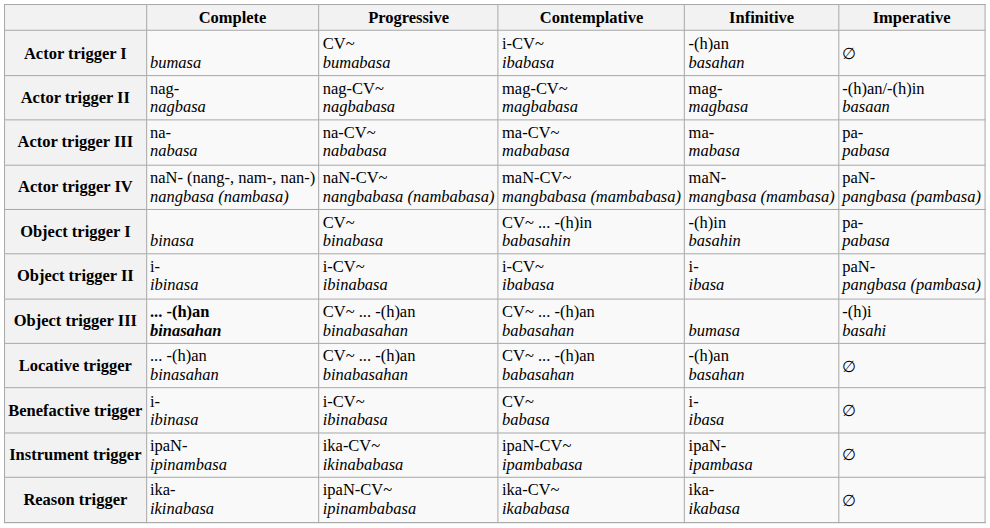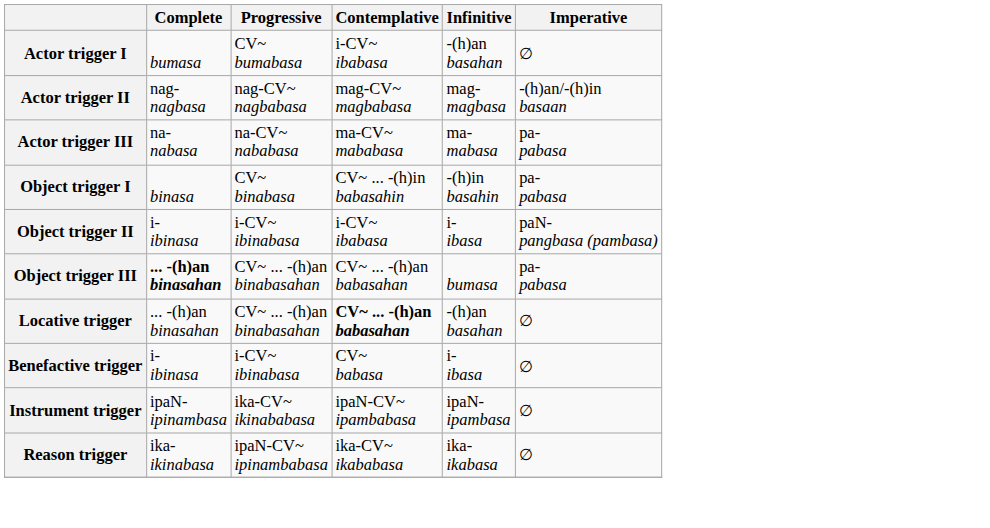- row: (75, 187)
(864, 321) -(h)i basahi -> (543, 276) pa- pabasa
(548, 365) normal -> (383, 321) bold
